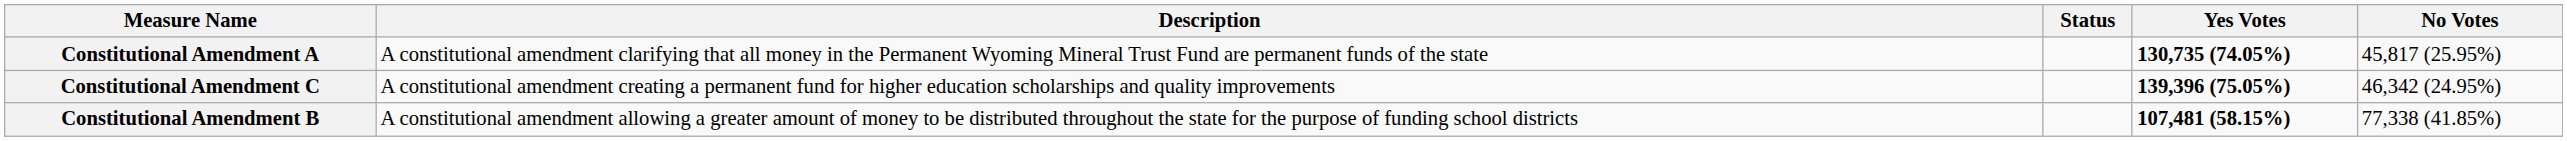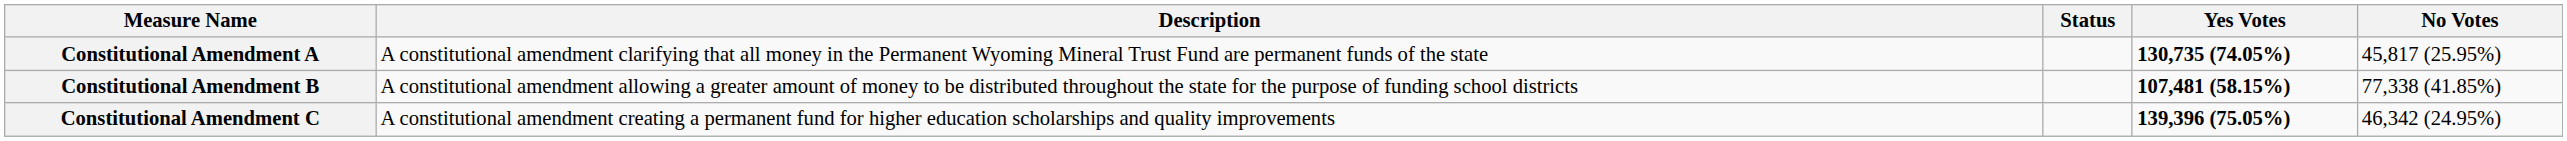rows swapped: (190, 119) <-> (190, 86)
